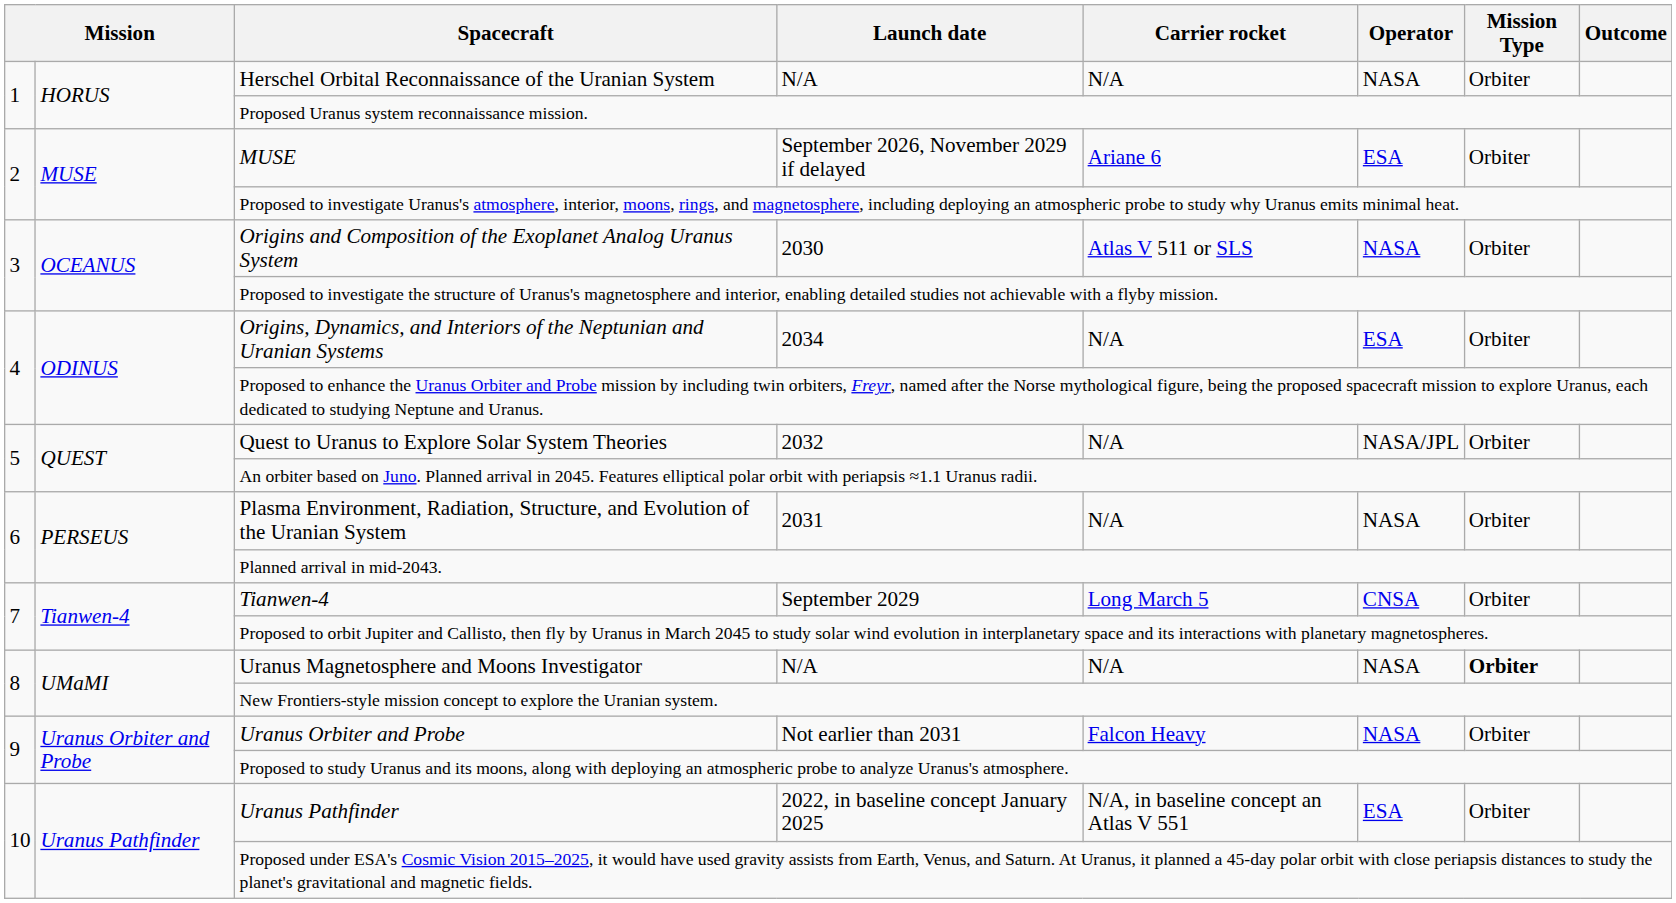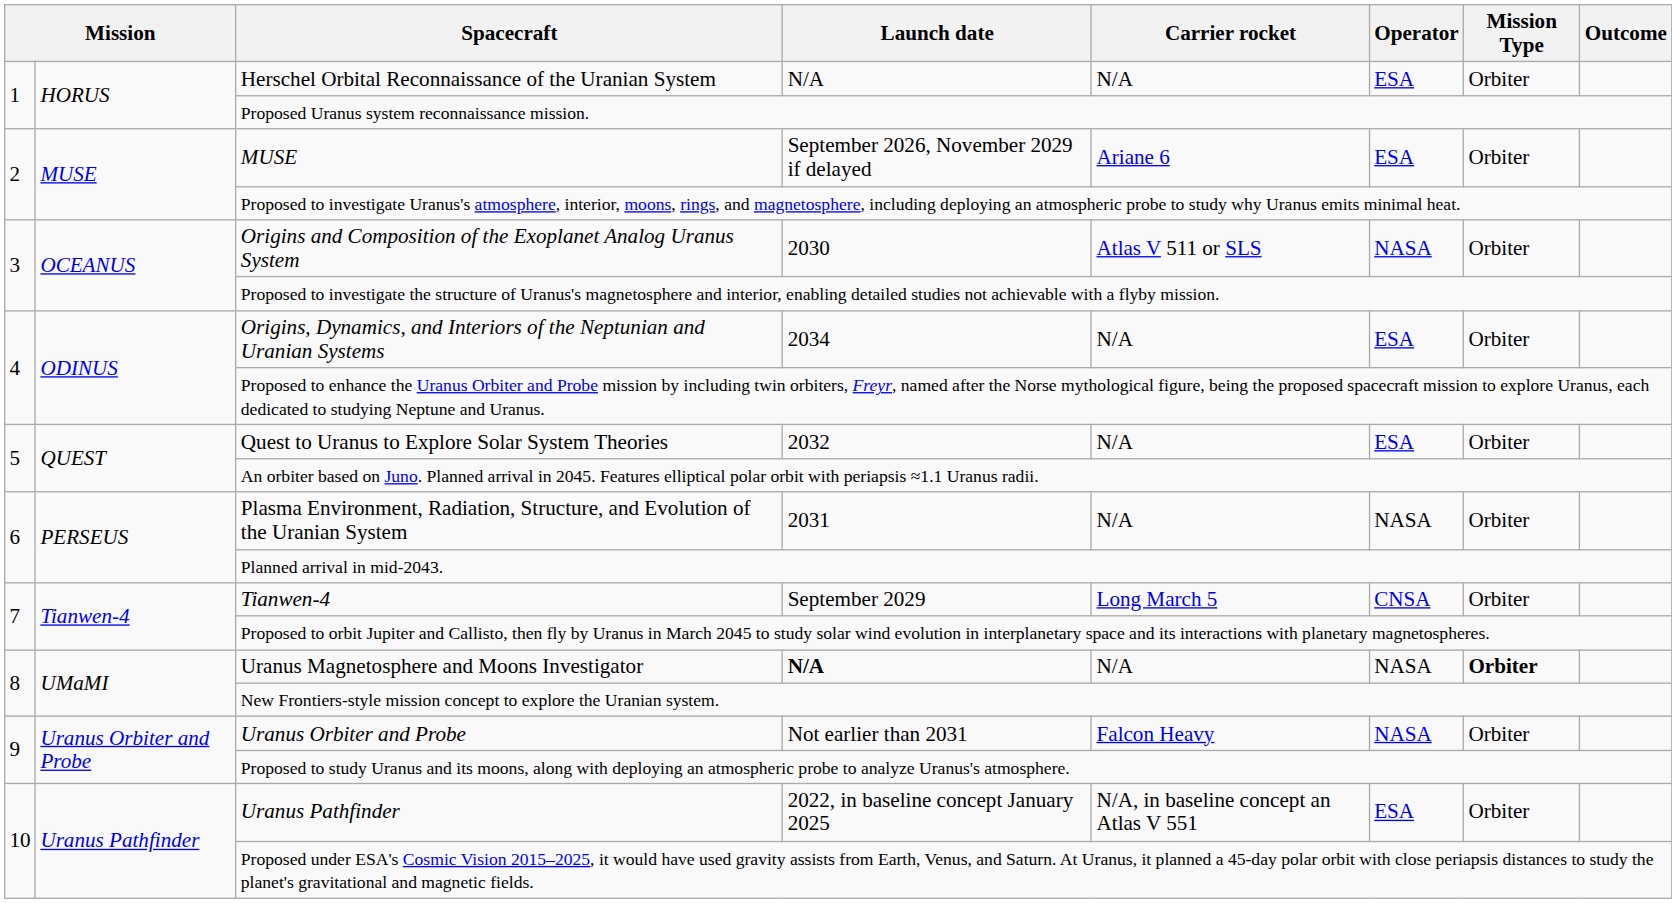(1392, 78) NASA -> (1394, 78) ESA
(1411, 441) NASA/JPL -> (1394, 441) ESA
(800, 666) normal -> (806, 666) bold
